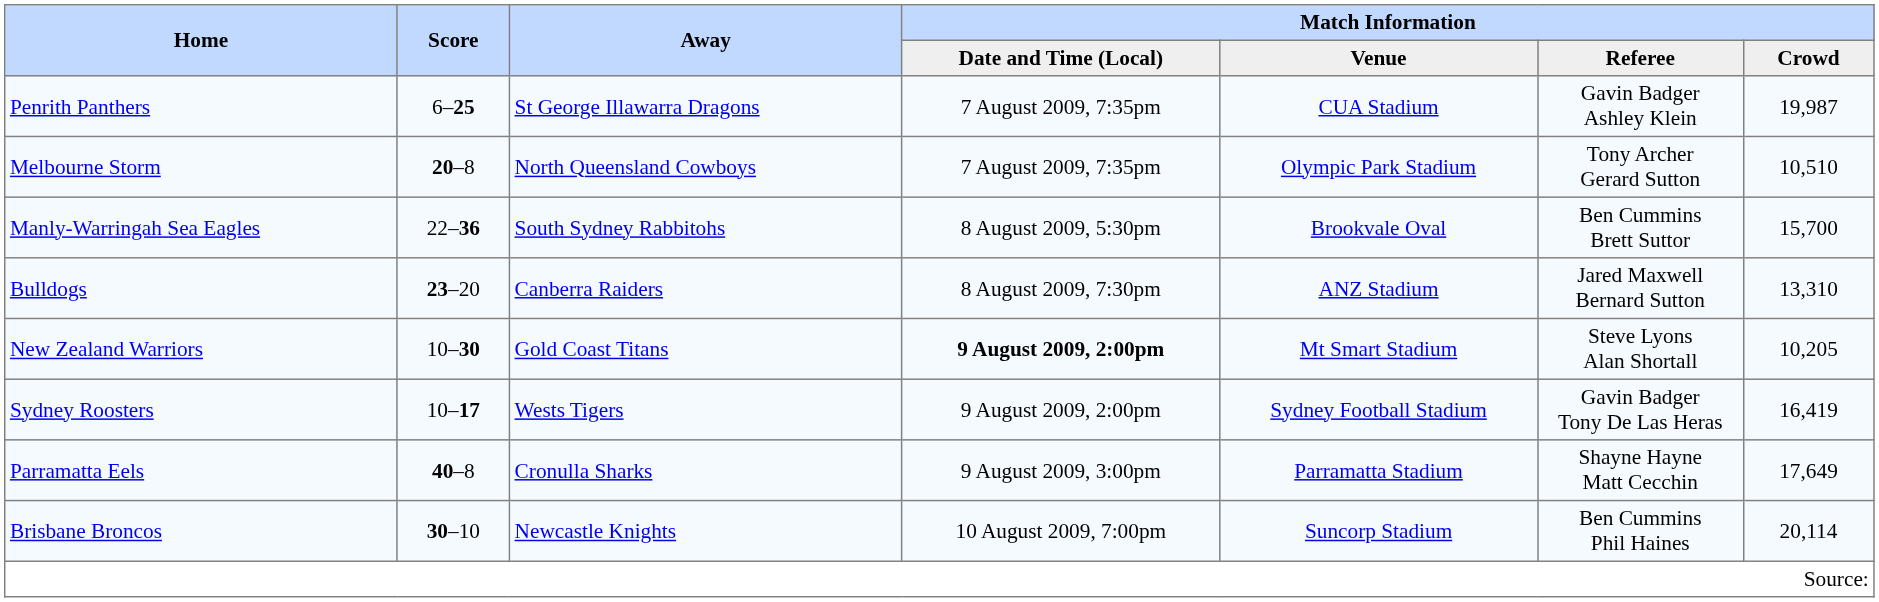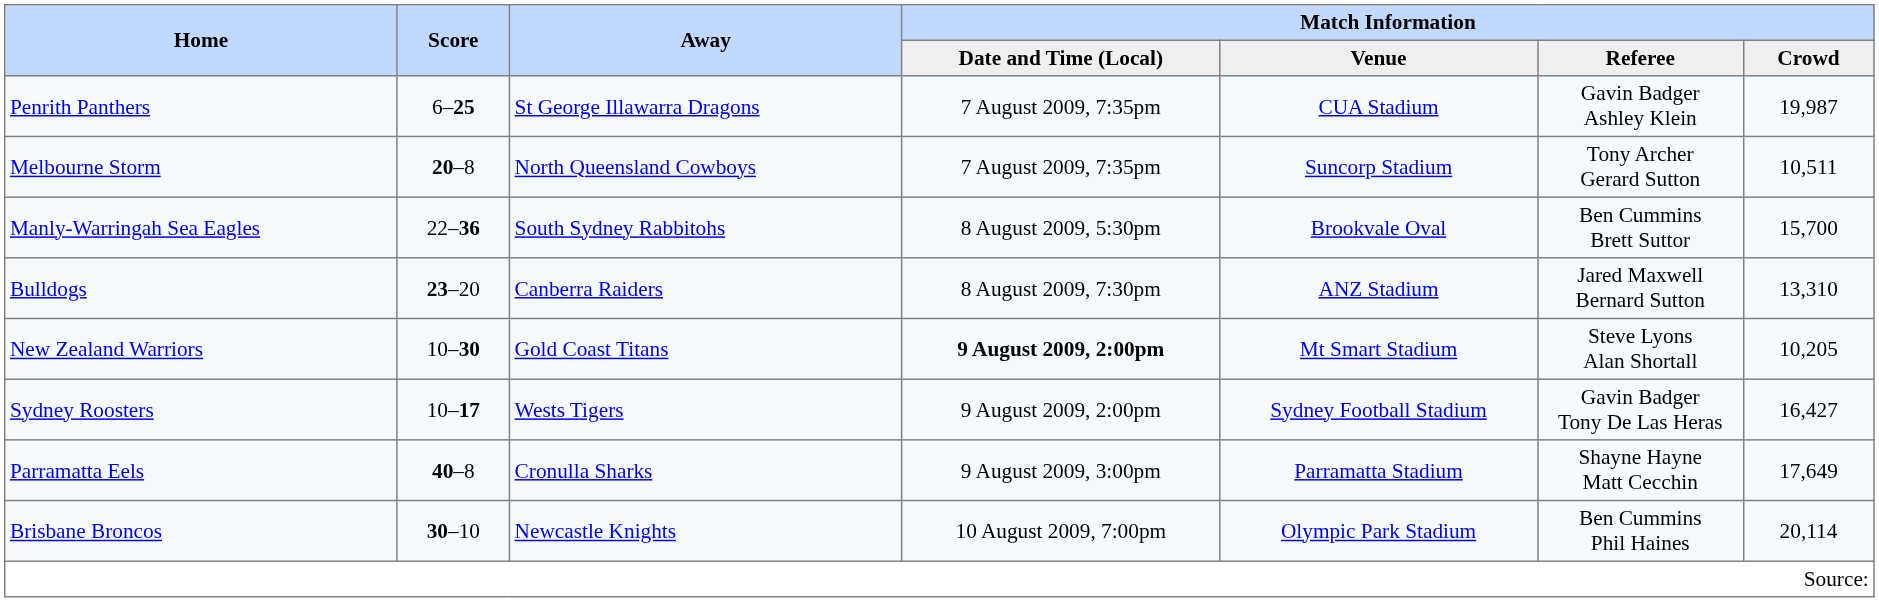(1379, 166) Olympic Park Stadium -> (1379, 166) Suncorp Stadium
(1809, 166) 10,510 -> (1809, 166) 10,511
(1809, 409) 16,419 -> (1809, 409) 16,427
(1379, 530) Suncorp Stadium -> (1379, 530) Olympic Park Stadium
